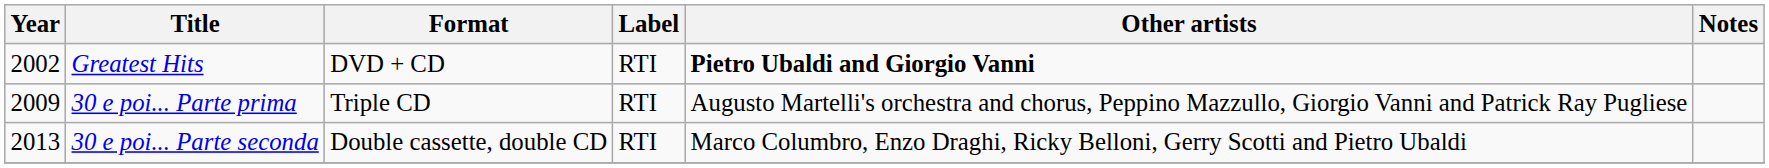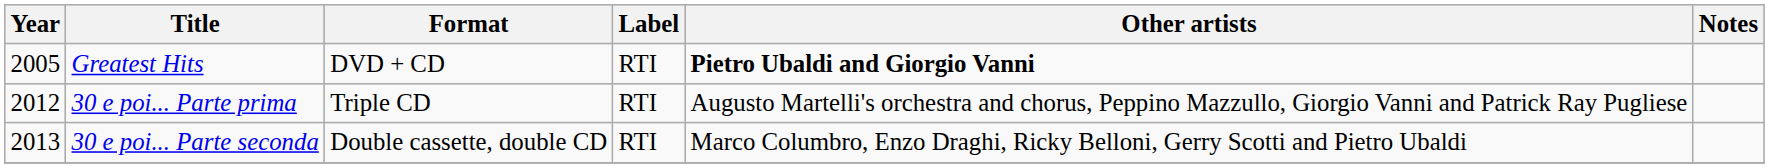(35, 63) 2002 -> (35, 63) 2005
(35, 102) 2009 -> (35, 102) 2012
